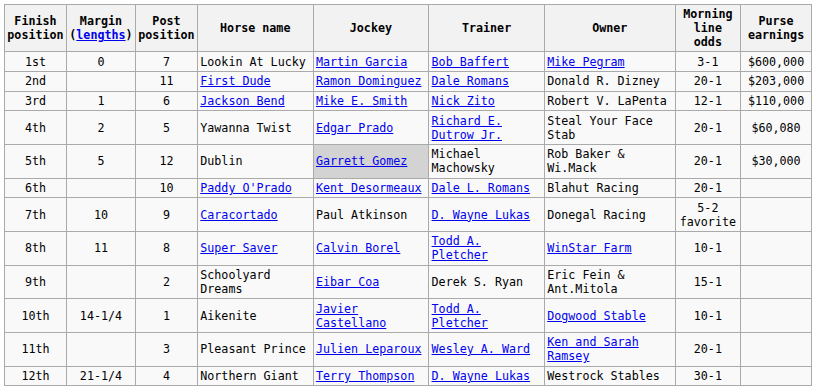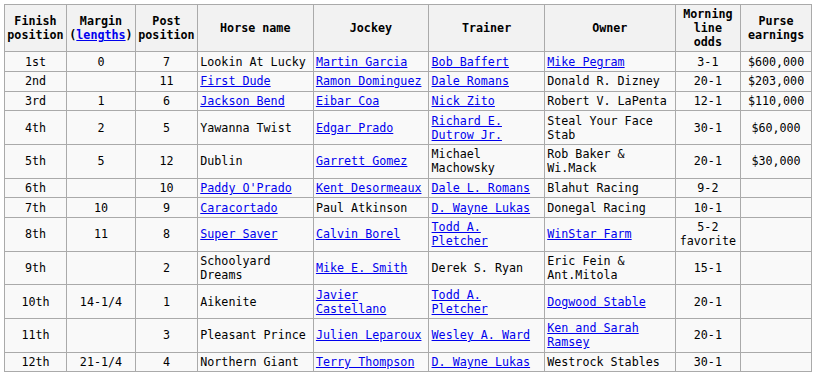(362, 101) Mike E. Smith -> (348, 101) Eibar Coa
(708, 128) 20-1 -> (708, 128) 30-1
(776, 128) $60,080 -> (776, 128) $60,000
(362, 161) lightgrey background -> (362, 161) no background
(708, 188) 20-1 -> (708, 188) 9-2
(708, 215) 5-2 favorite -> (708, 208) 10-1
(708, 248) 10-1 -> (708, 234) 5-2 favorite
(348, 282) Eibar Coa -> (362, 268) Mike E. Smith
(708, 316) 10-1 -> (708, 302) 20-1
